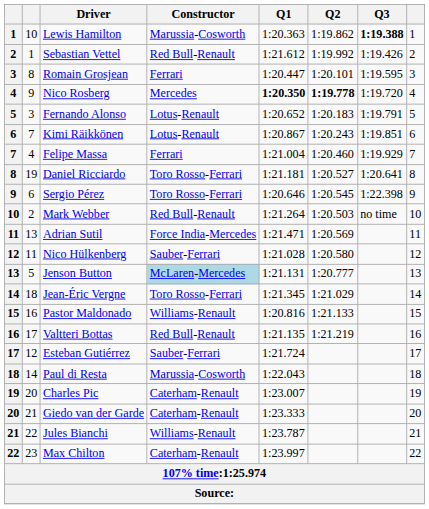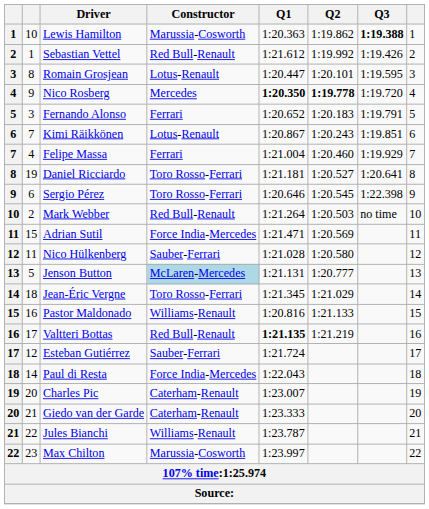(166, 73) Ferrari -> (184, 73) Lotus-Renault
(184, 113) Lotus-Renault -> (166, 113) Ferrari
(31, 233) 13 -> (31, 233) 15
(283, 333) normal -> (284, 333) bold
(198, 373) Marussia-Cosworth -> (203, 373) Force India-Mercedes
(194, 453) Caterham-Renault -> (198, 453) Marussia-Cosworth
